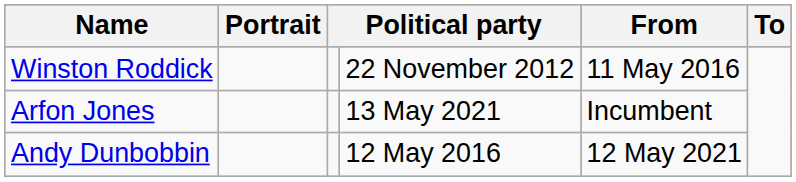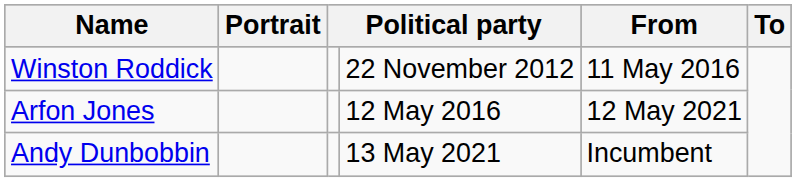(423, 111) 13 May 2021 -> (423, 111) 12 May 2016
(649, 111) Incumbent -> (664, 111) 12 May 2021
(423, 153) 12 May 2016 -> (423, 153) 13 May 2021
(664, 153) 12 May 2021 -> (649, 153) Incumbent
